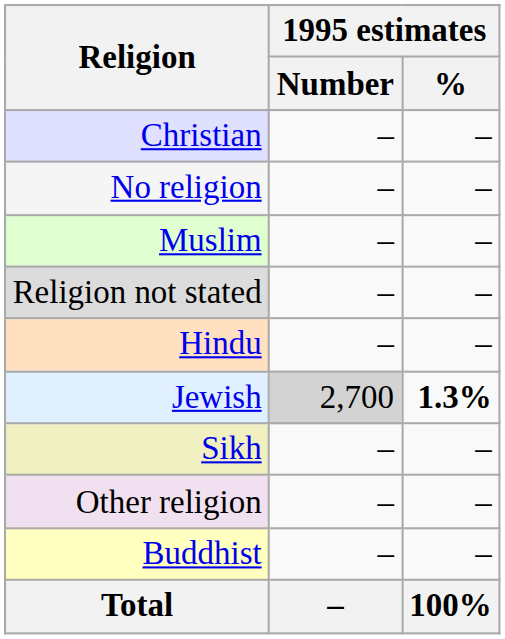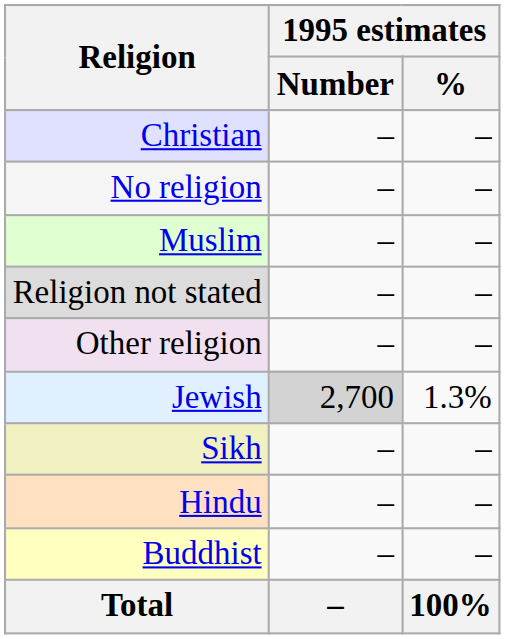rows swapped: (220, 344) <-> (169, 501)
(455, 396) bold -> (457, 396) normal
